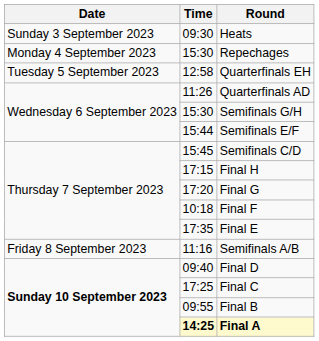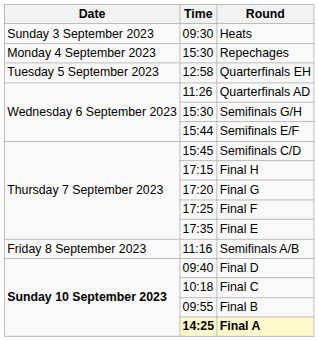(198, 209) 10:18 -> (198, 209) 17:25
(198, 287) 17:25 -> (198, 287) 10:18
